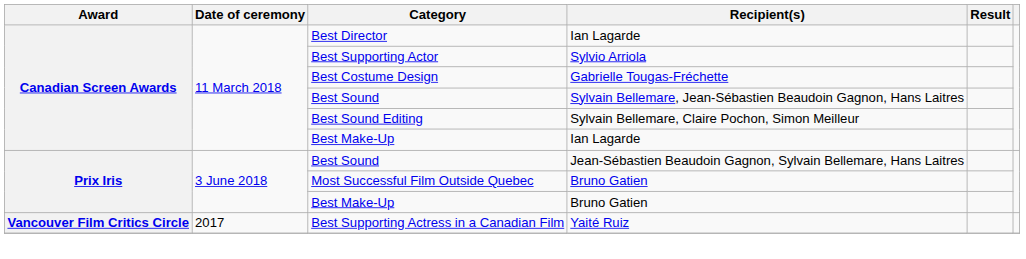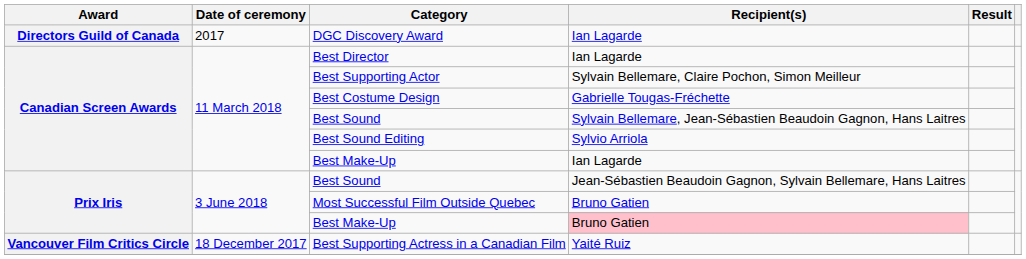+ row: (98, 35)
(608, 56) Sylvio Arriola -> (716, 77) Sylvain Bellemare, Claire Pochon, Simon Meilleur
(715, 118) Sylvain Bellemare, Claire Pochon, Simon Meilleur -> (610, 139) Sylvio Arriola
(609, 202) no background -> (610, 222) pink background
(210, 222) 2017 -> (251, 243) 18 December 2017
